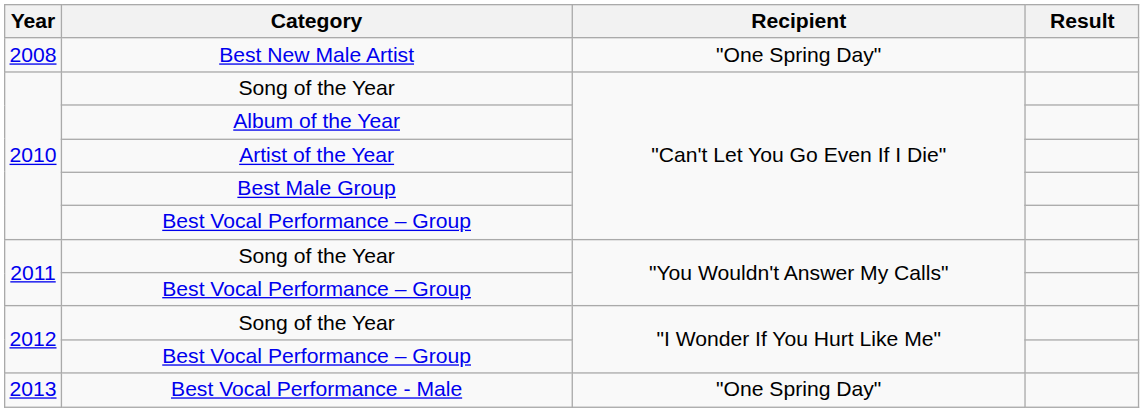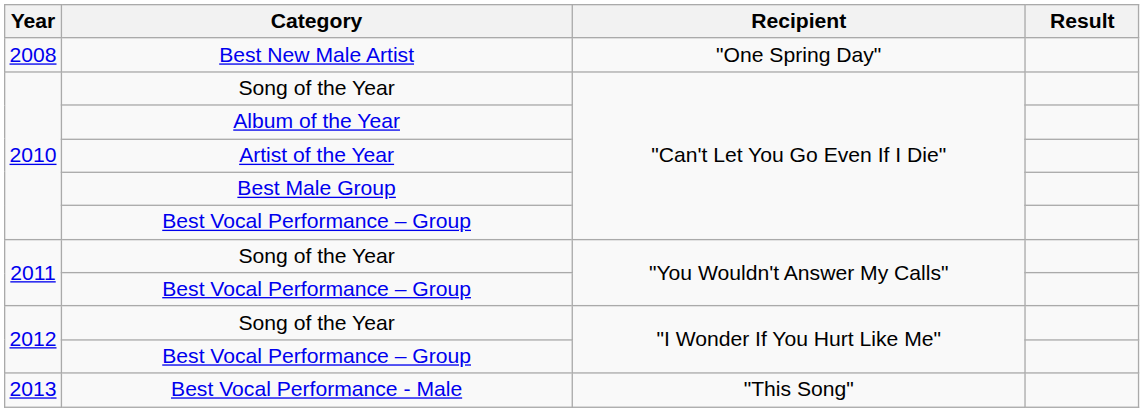(799, 389) "One Spring Day" -> (799, 389) "This Song"
